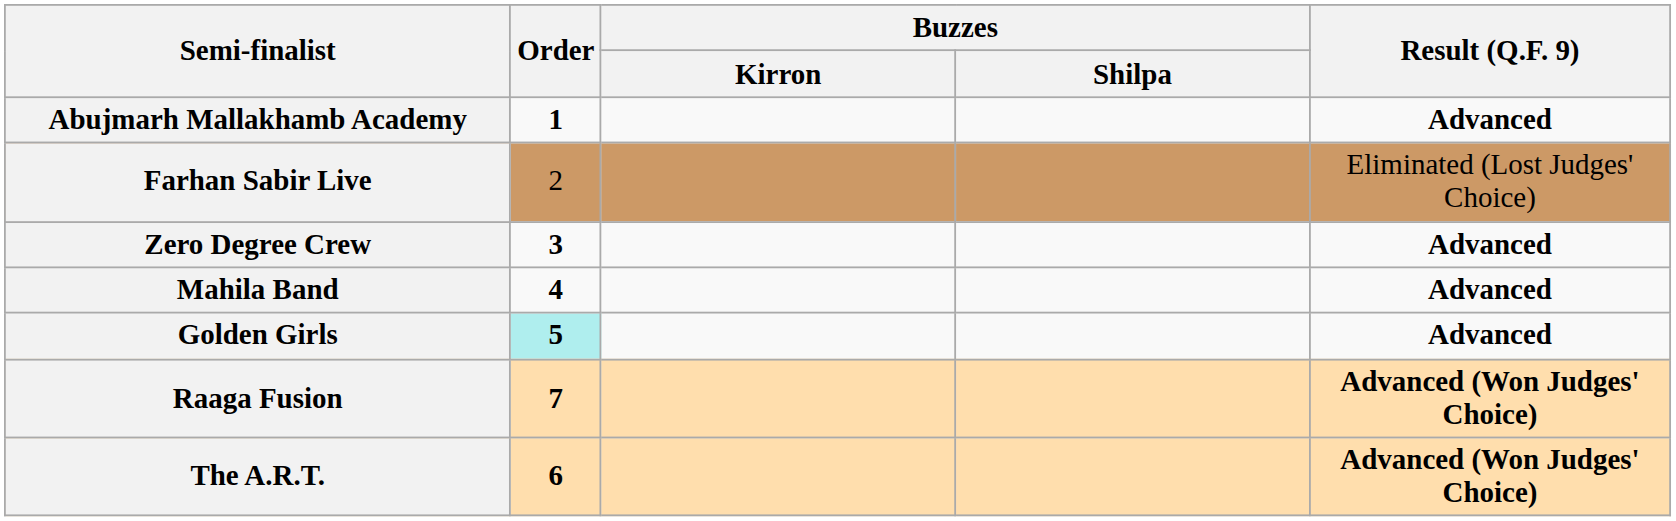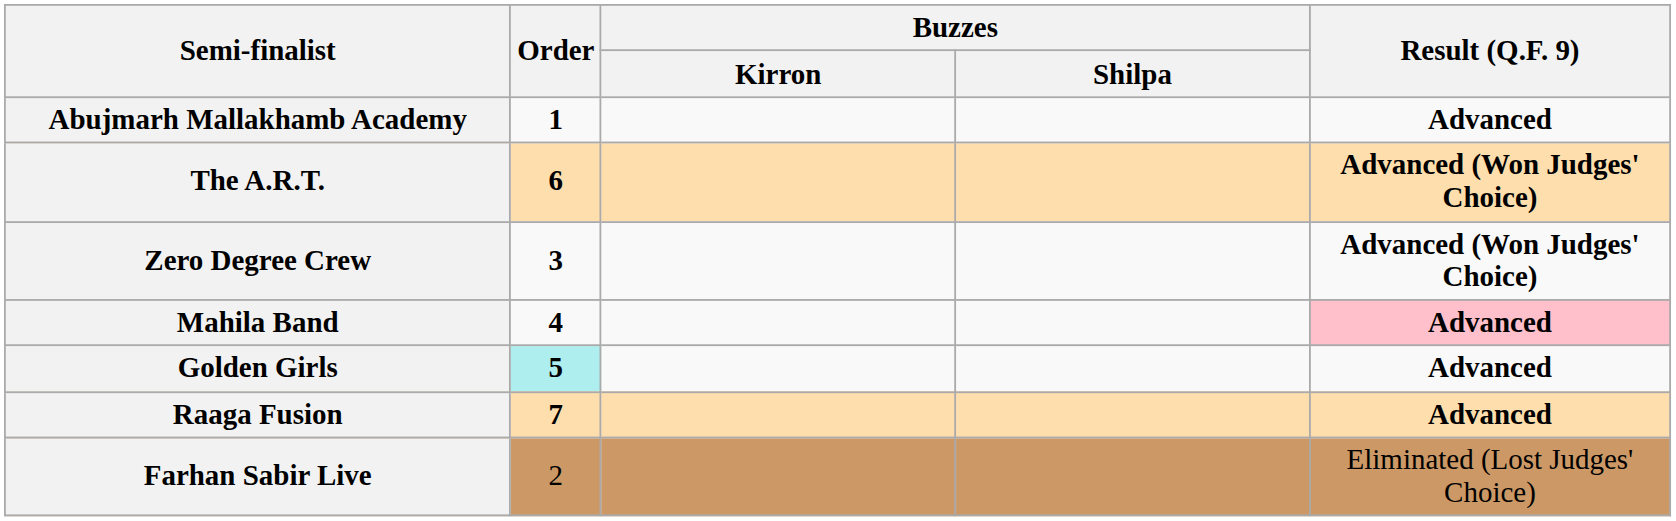rows swapped: (258, 181) <-> (258, 476)
(1490, 243) Advanced -> (1490, 260) Advanced (Won Judges' Choice)
(1490, 289) no background -> (1490, 322) pink background
(1490, 397) Advanced (Won Judges' Choice) -> (1490, 414) Advanced
